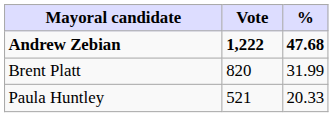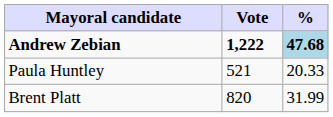(305, 44) no background -> (305, 44) lightblue background
rows swapped: (45, 71) <-> (56, 97)
